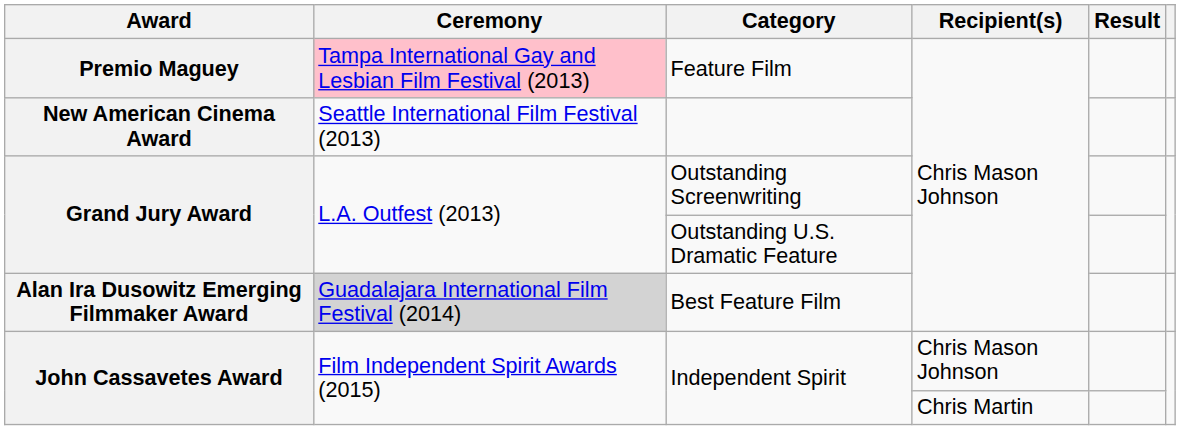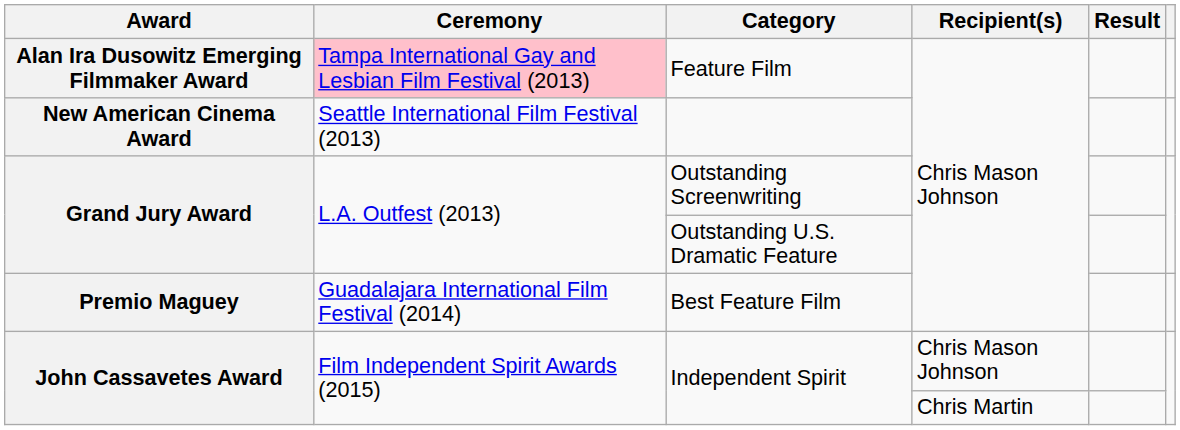(159, 68) Premio Maguey -> (159, 68) Alan Ira Dusowitz Emerging Filmmaker Award
(159, 302) Alan Ira Dusowitz Emerging Filmmaker Award -> (159, 302) Premio Maguey
(463, 302) lightgrey background -> (463, 302) no background
